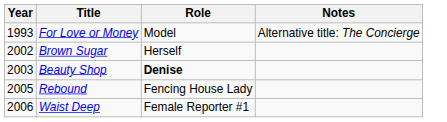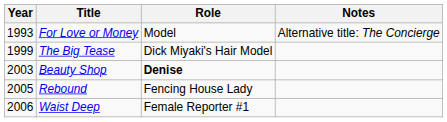+ row: (77, 51)
- row: (73, 51)
